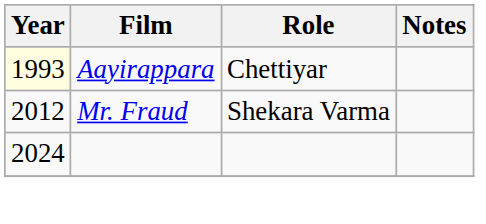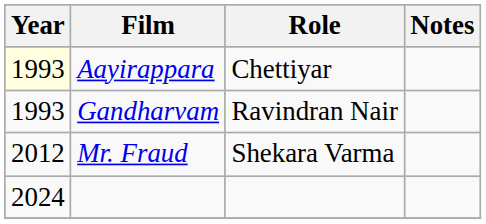+ row: (148, 111)
